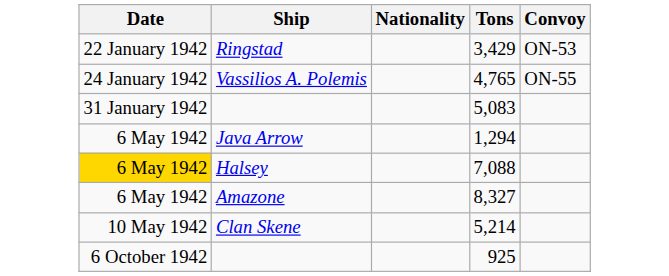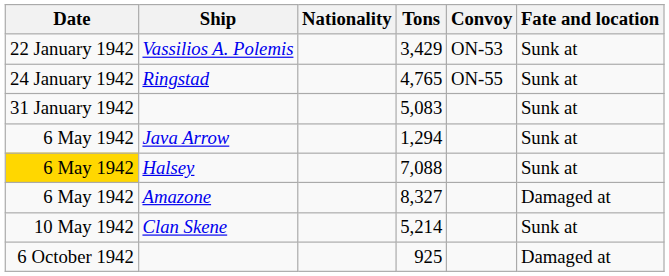+ column: (590, 19)
(249, 49) Ringstad -> (218, 49) Vassilios A. Polemis
(291, 78) Vassilios A. Polemis -> (176, 78) Ringstad
